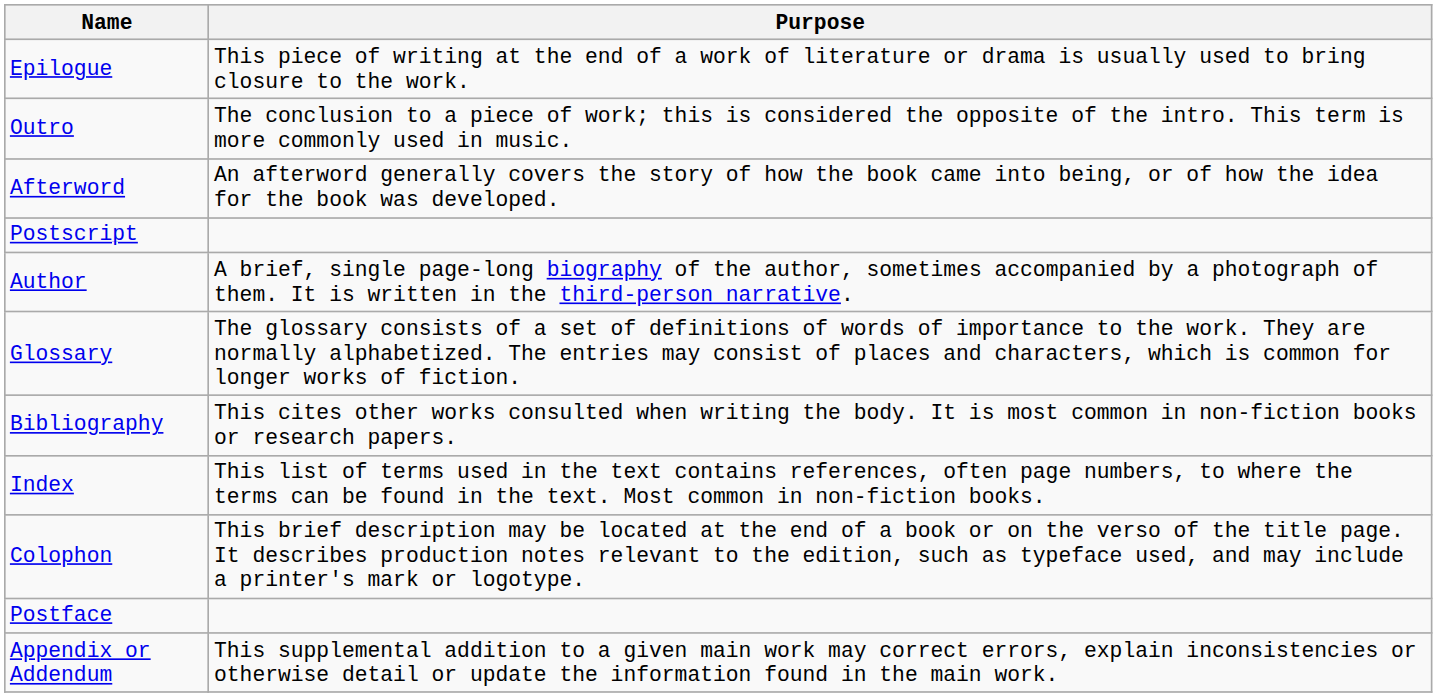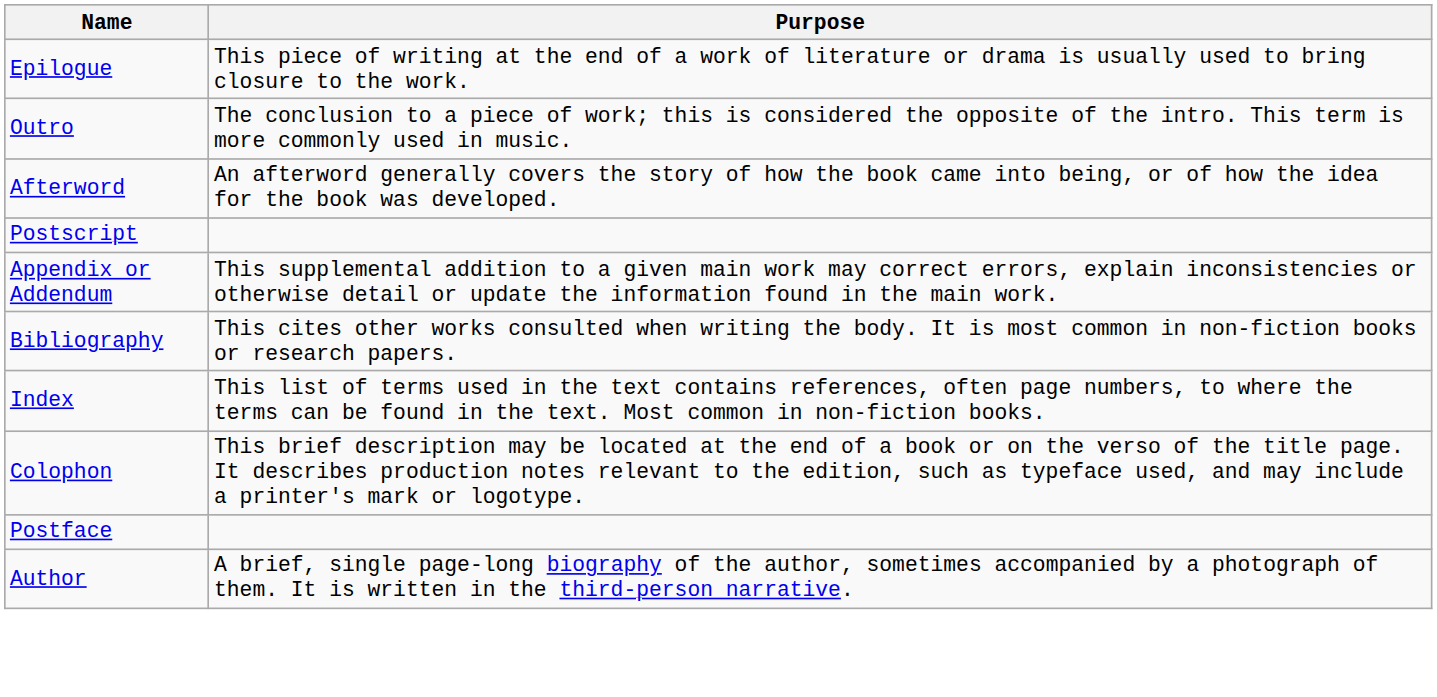rows swapped: (80, 663) <-> (48, 282)
- row: (61, 354)
